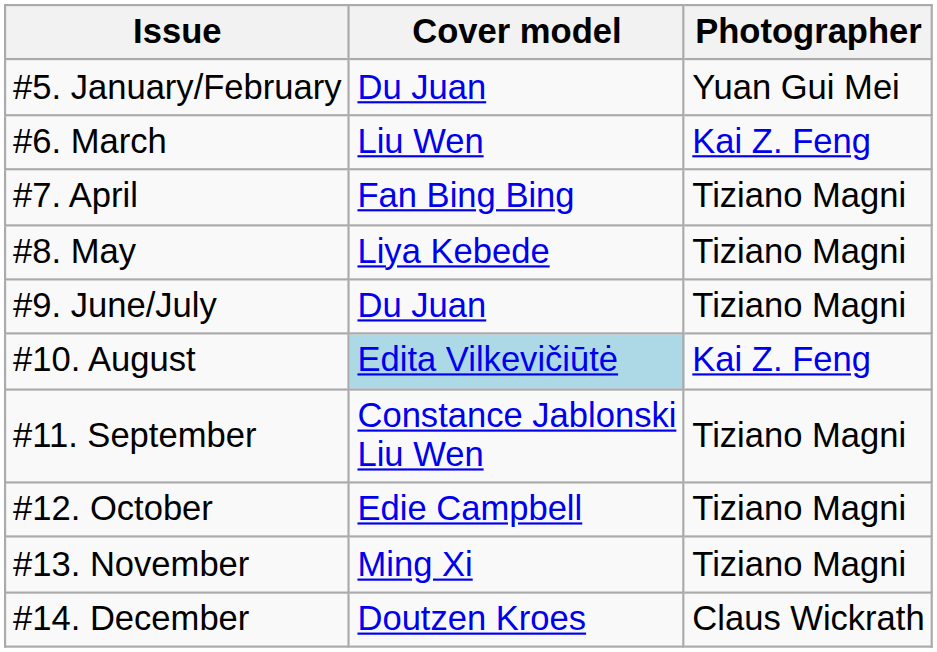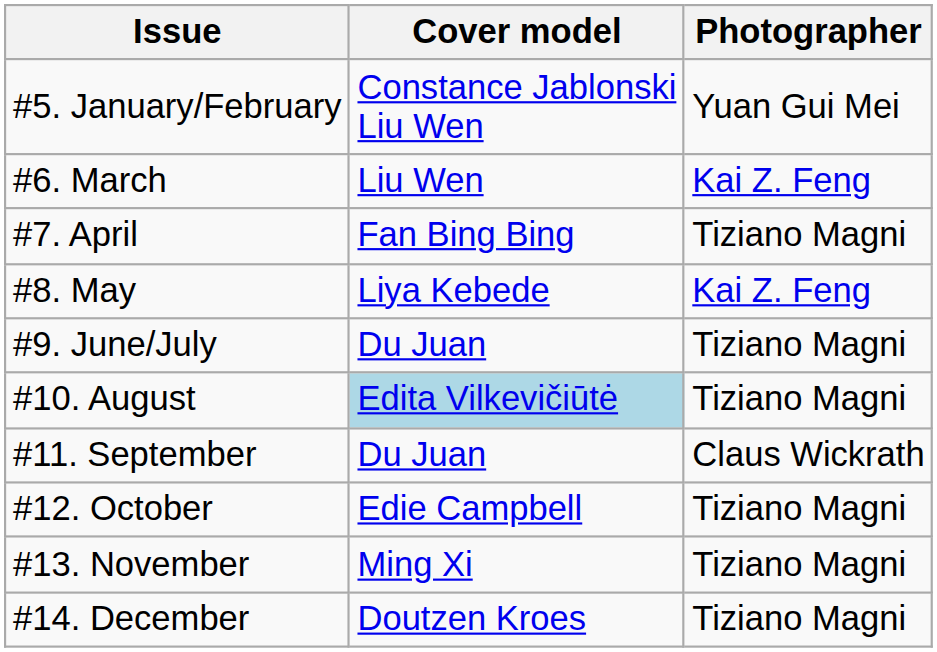(422, 86) Du Juan -> (517, 106) Constance Jablonski Liu Wen
(799, 251) Tiziano Magni -> (782, 290) Kai Z. Feng
(782, 360) Kai Z. Feng -> (799, 399) Tiziano Magni
(517, 435) Constance Jablonski Liu Wen -> (422, 454) Du Juan
(799, 435) Tiziano Magni -> (808, 454) Claus Wickrath
(808, 618) Claus Wickrath -> (799, 618) Tiziano Magni
